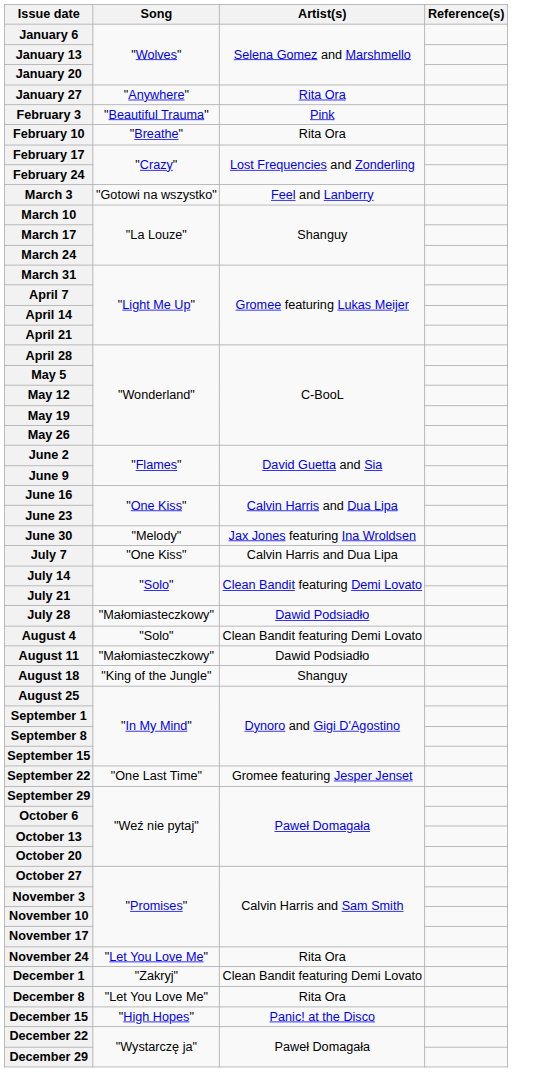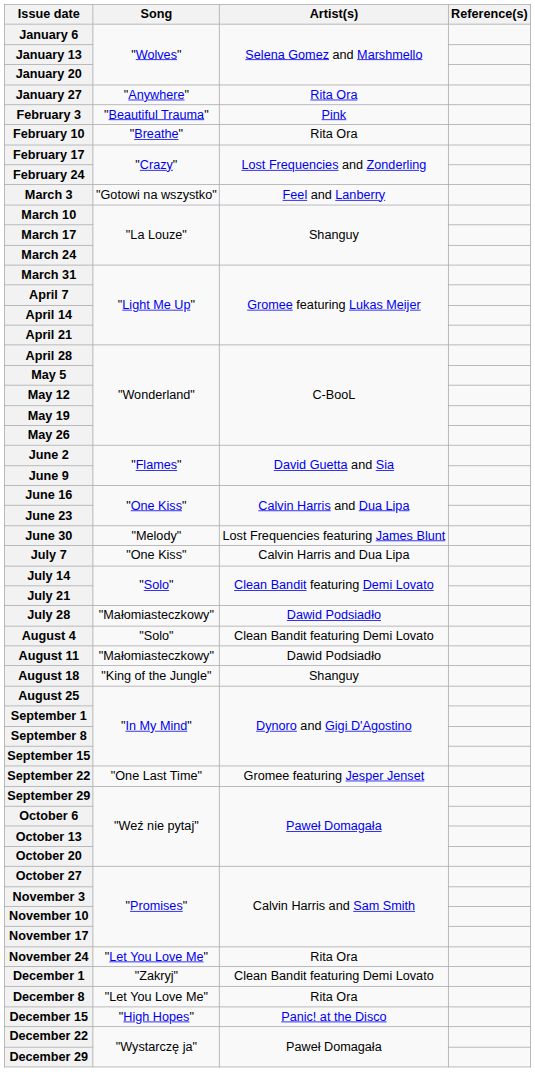(322, 535) Jax Jones featuring Ina Wroldsen -> (334, 535) Lost Frequencies featuring James Blunt
